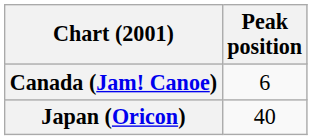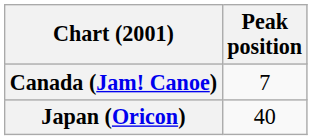(265, 81) 6 -> (265, 81) 7
